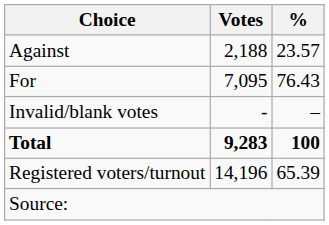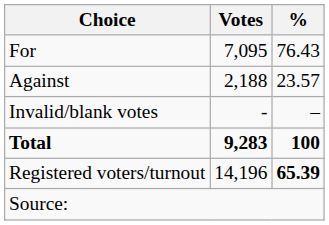rows swapped: (23, 81) <-> (39, 50)
(298, 173) normal -> (298, 173) bold
